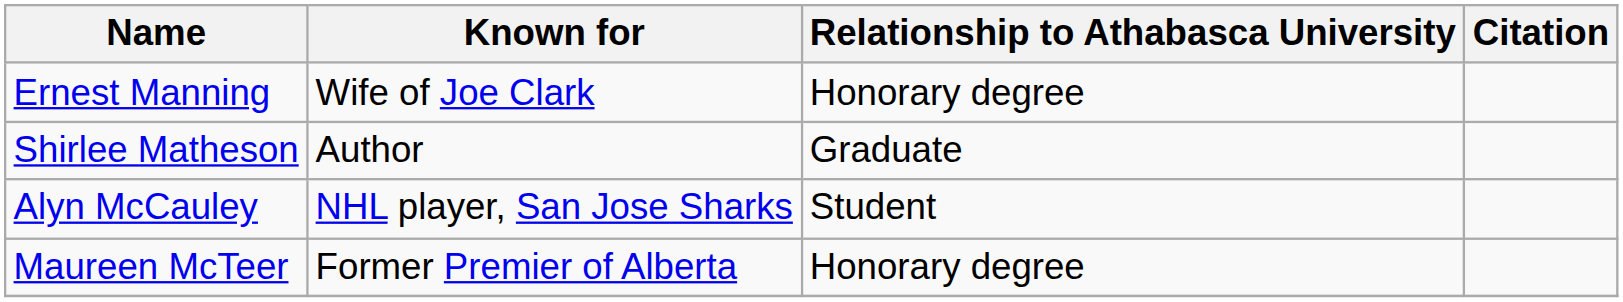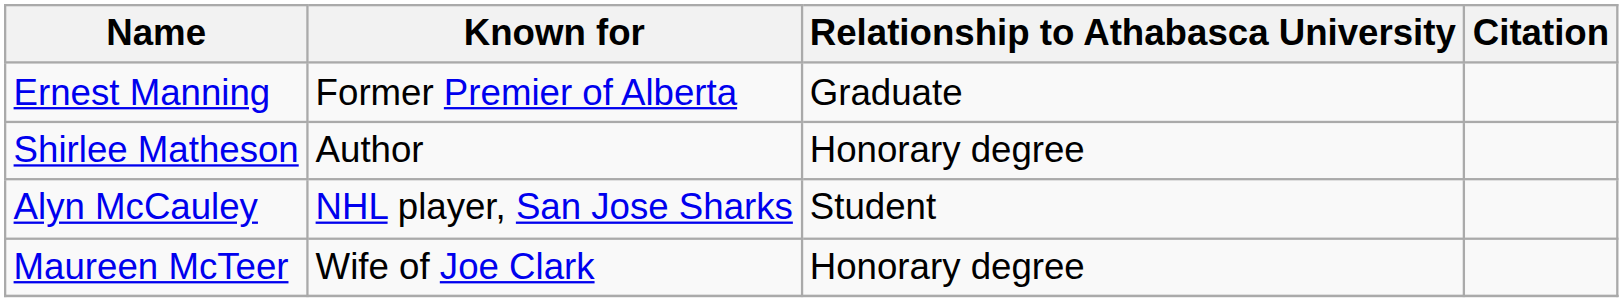(455, 91) Wife of Joe Clark -> (526, 91) Former Premier of Alberta
(947, 91) Honorary degree -> (886, 91) Graduate
(886, 149) Graduate -> (947, 149) Honorary degree
(526, 265) Former Premier of Alberta -> (455, 265) Wife of Joe Clark
